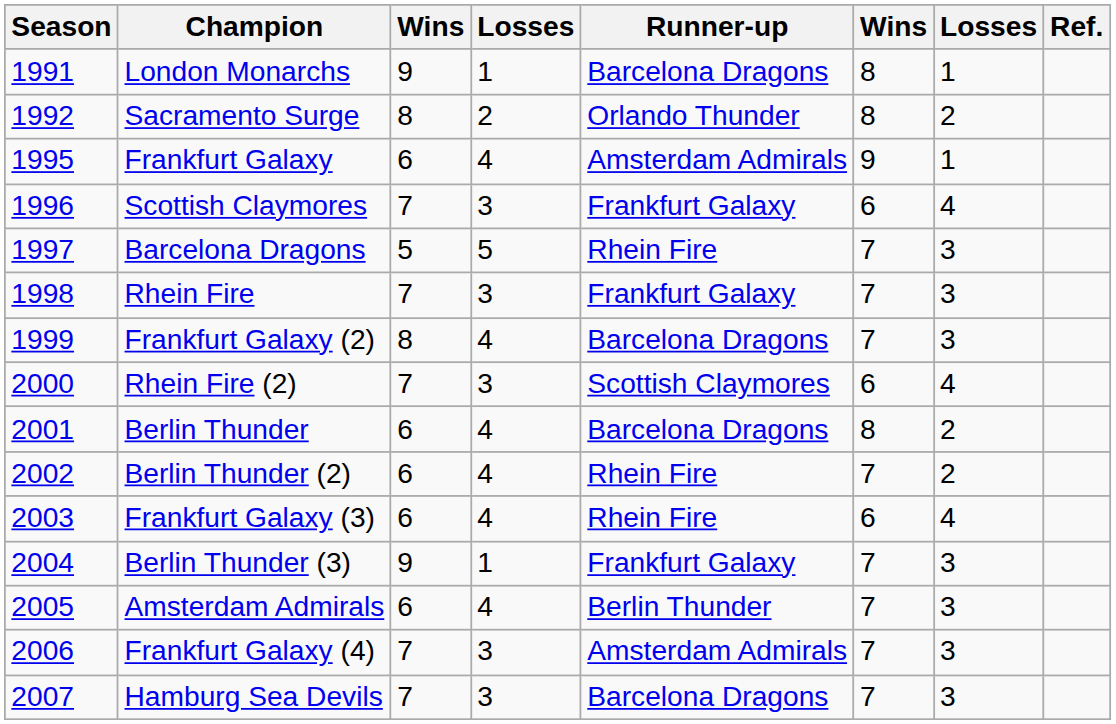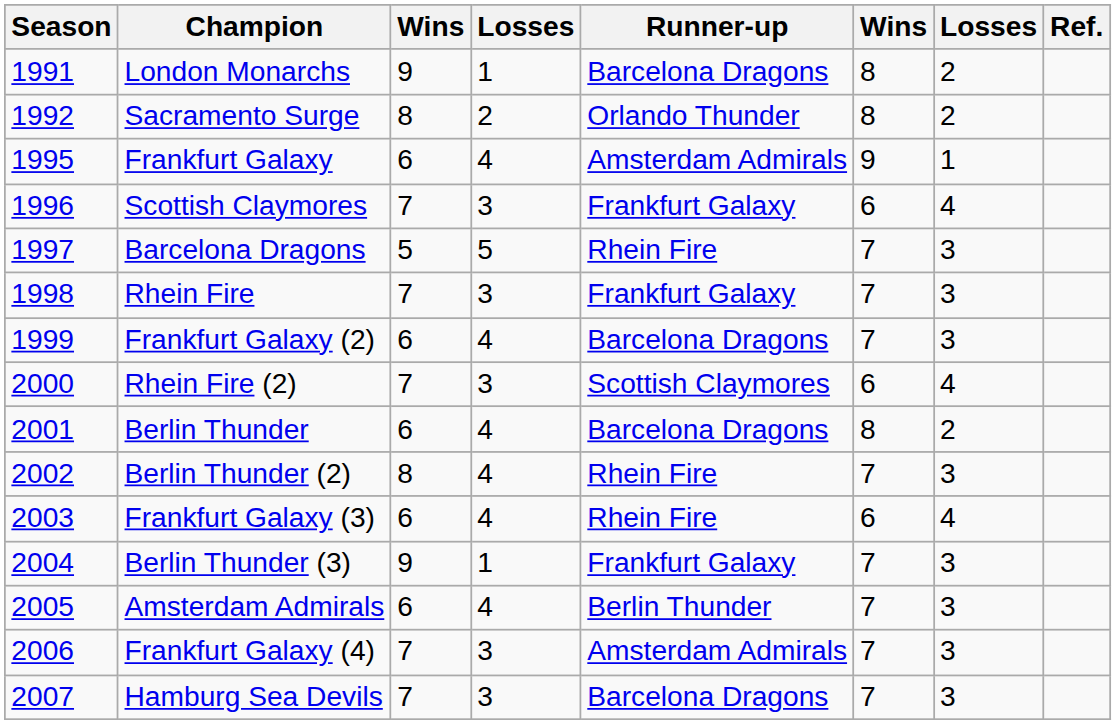(948, 71) 1 -> (948, 71) 2
(405, 339) 8 -> (405, 339) 6
(405, 473) 6 -> (405, 473) 8
(948, 473) 2 -> (948, 473) 3
